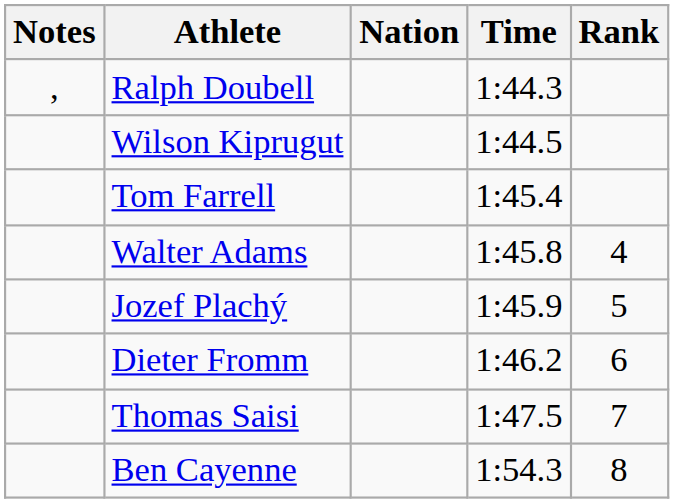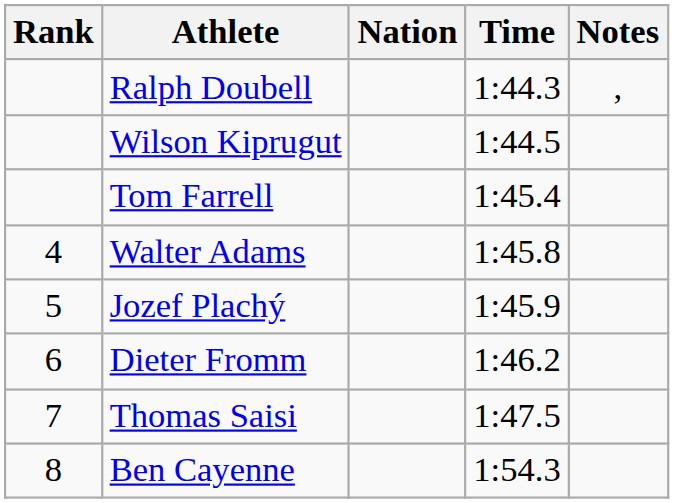columns swapped: (619, 31) <-> (54, 31)
